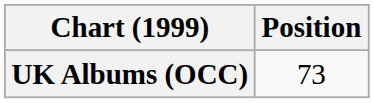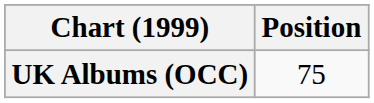(311, 73) 73 -> (311, 73) 75
